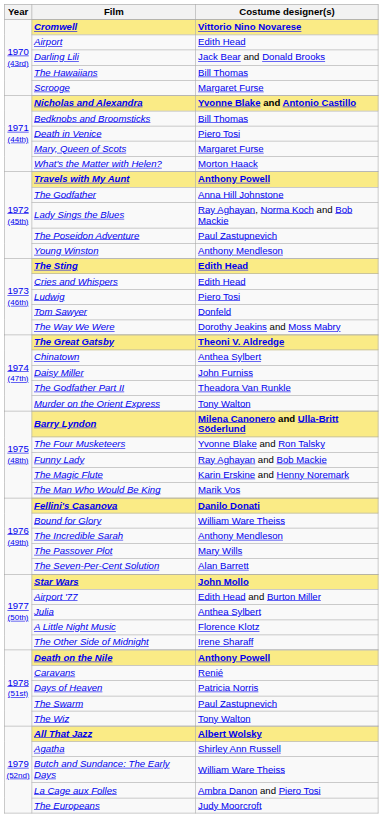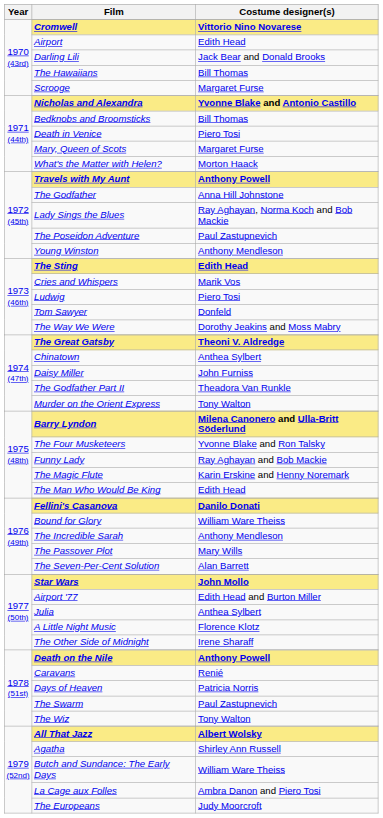(222, 281) Edith Head -> (219, 281) Marik Vos
(219, 490) Marik Vos -> (222, 490) Edith Head
